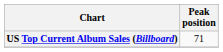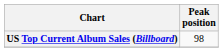(199, 39) 71 -> (199, 39) 98
